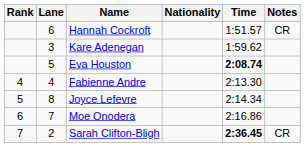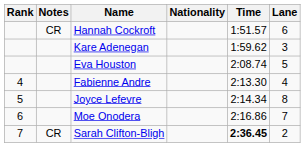columns swapped: (51, 13) <-> (282, 13)
(244, 64) bold -> (249, 64) normal
